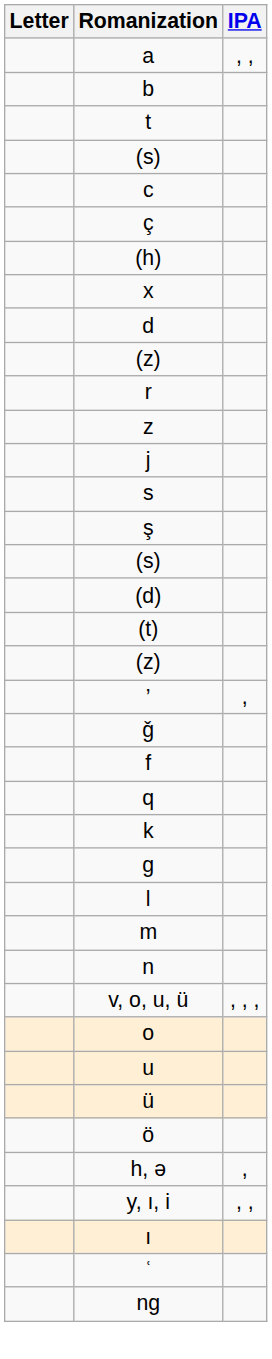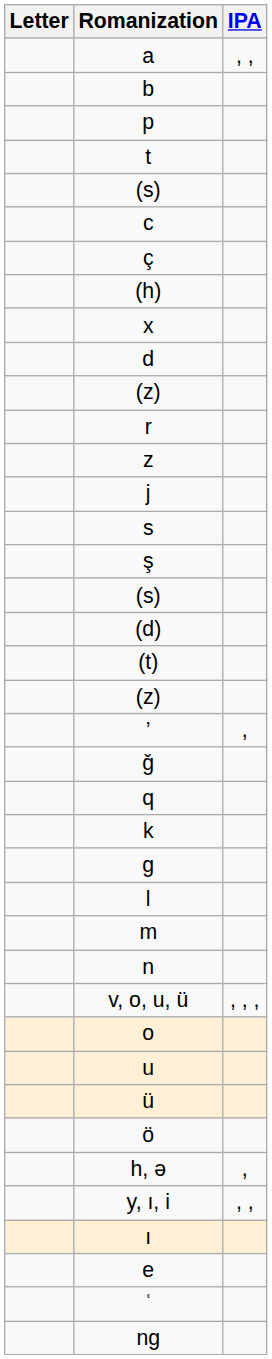+ row: (148, 122)
- row: (148, 763)
+ row: (148, 1270)
